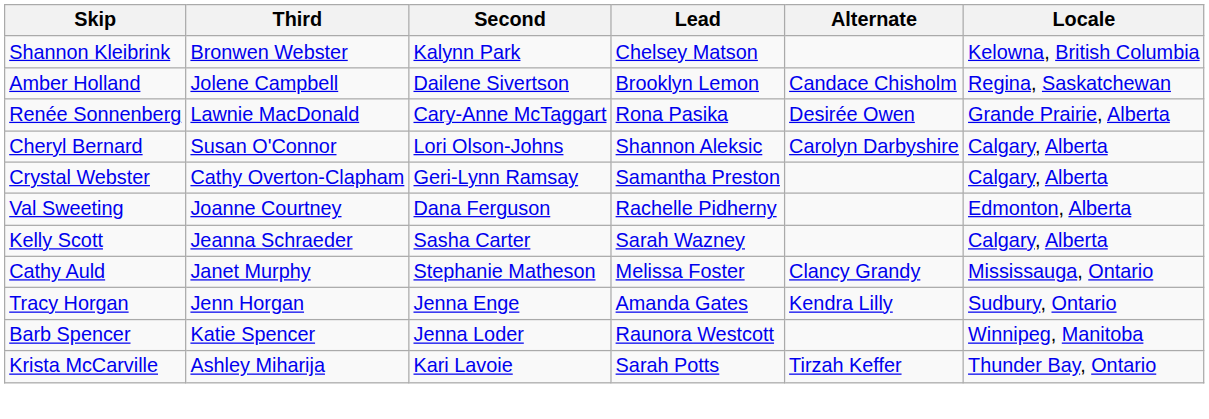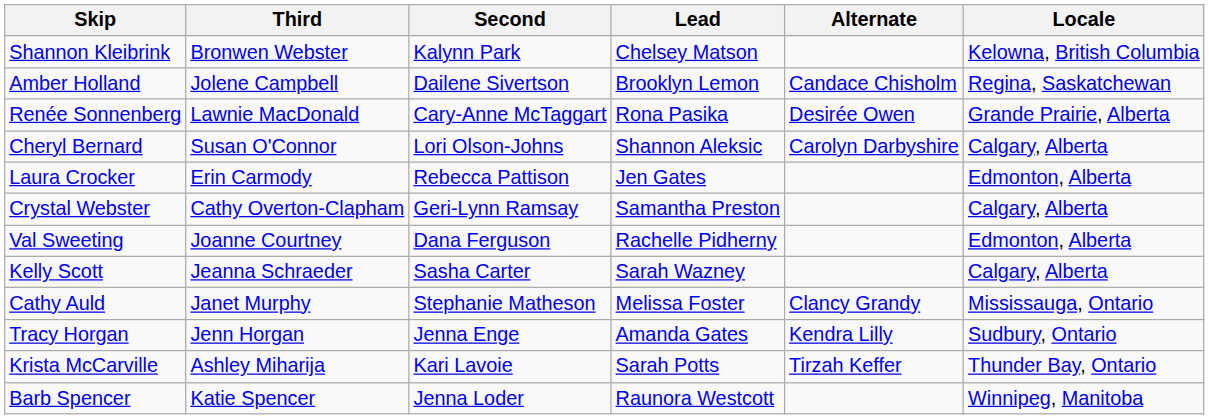+ row: (72, 177)
rows swapped: (70, 334) <-> (84, 366)
